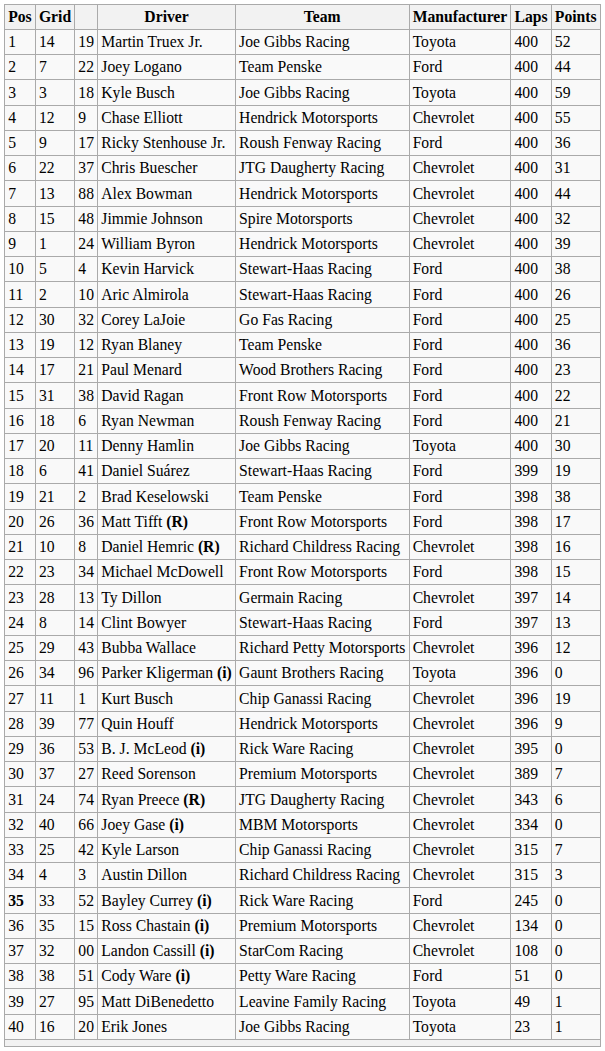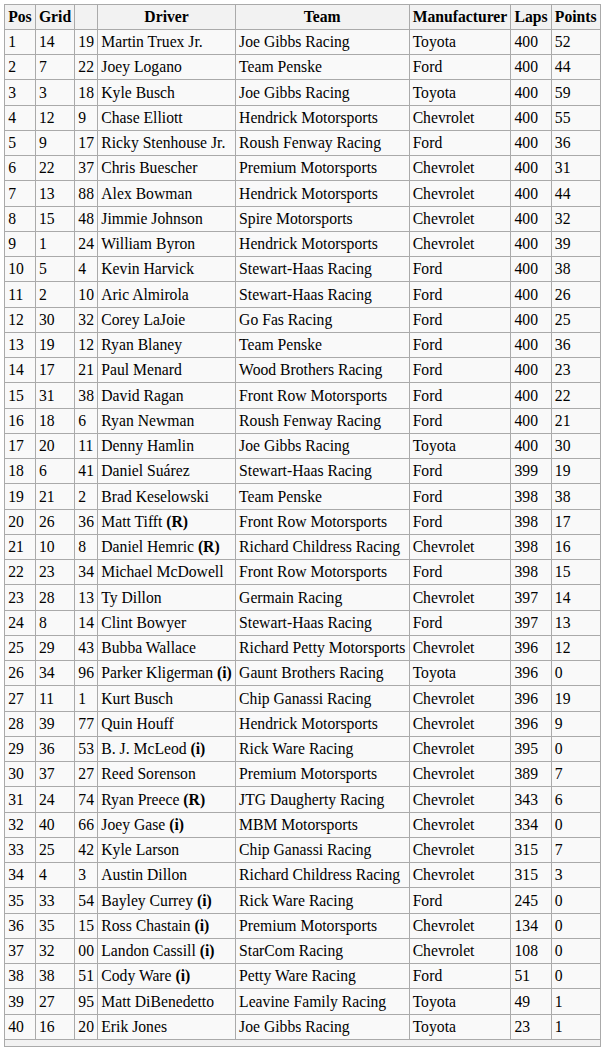(312, 168) JTG Daugherty Racing -> (308, 168) Premium Motorsports
(16, 900) bold -> (16, 900) normal
(86, 900) 52 -> (86, 900) 54
